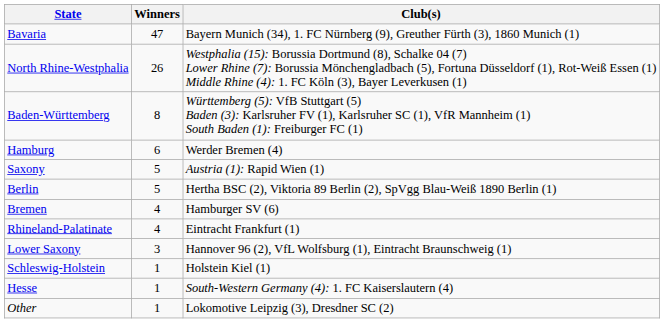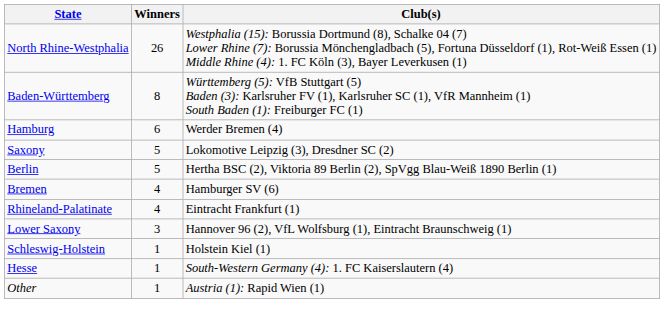- row: (27, 34)
(255, 169) Austria (1): Rapid Wien (1) -> (290, 149) Lokomotive Leipzig (3), Dresdner SC (2)
(290, 308) Lokomotive Leipzig (3), Dresdner SC (2) -> (255, 288) Austria (1): Rapid Wien (1)
